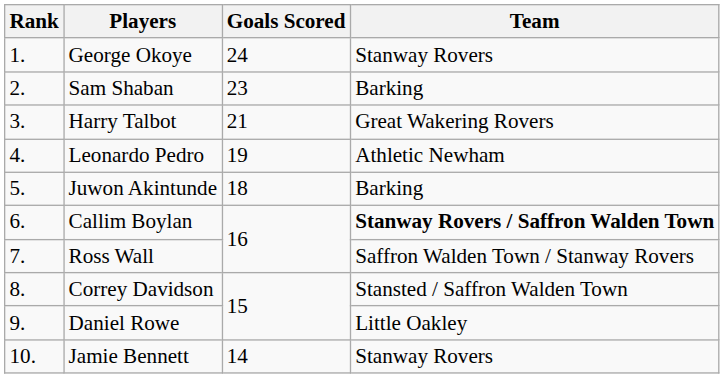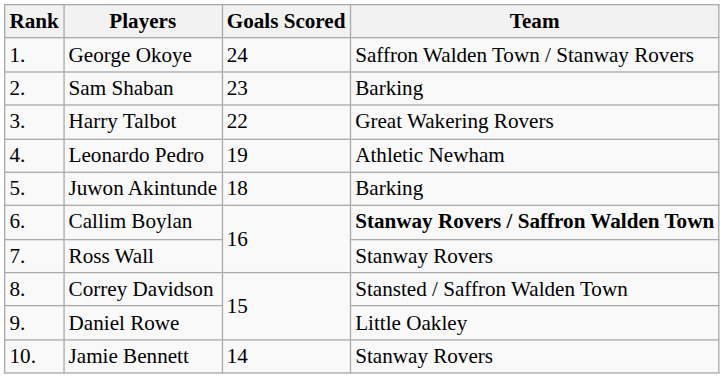(424, 54) Stanway Rovers -> (525, 54) Saffron Walden Town / Stanway Rovers
(237, 121) 21 -> (237, 121) 22
(525, 255) Saffron Walden Town / Stanway Rovers -> (424, 255) Stanway Rovers
